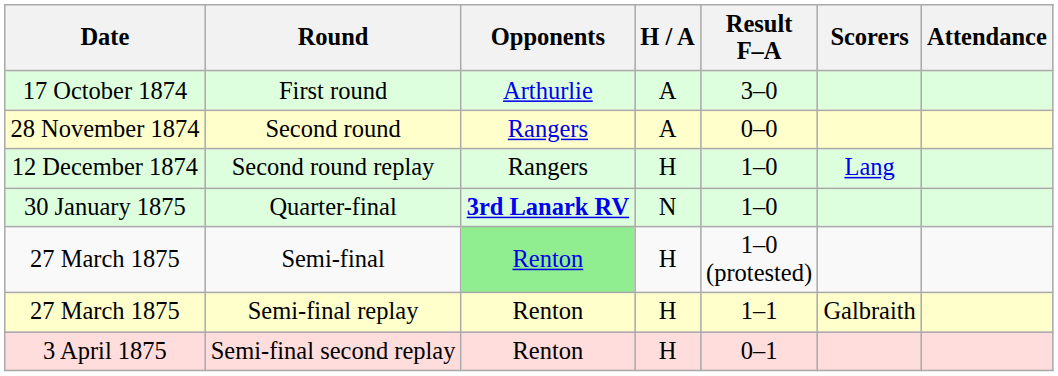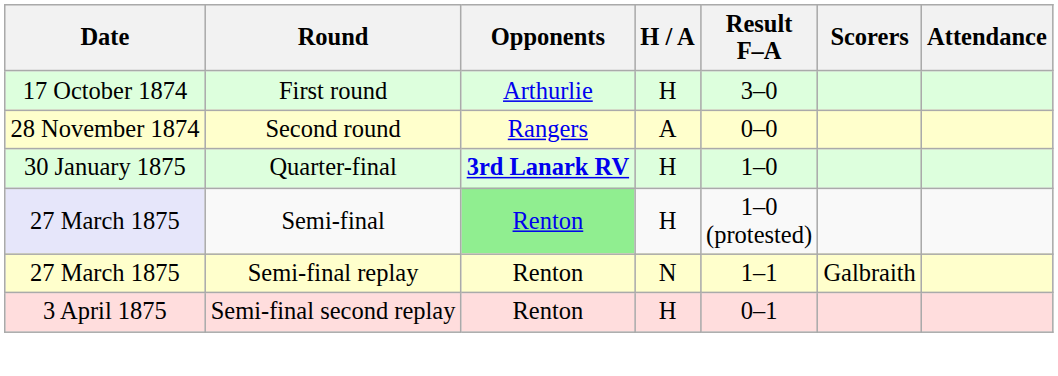(668, 90) A -> (668, 90) H
- row: (333, 167)
(668, 206) N -> (668, 167) H
(105, 259) no background -> (105, 220) lavender background
(668, 311) H -> (668, 273) N
